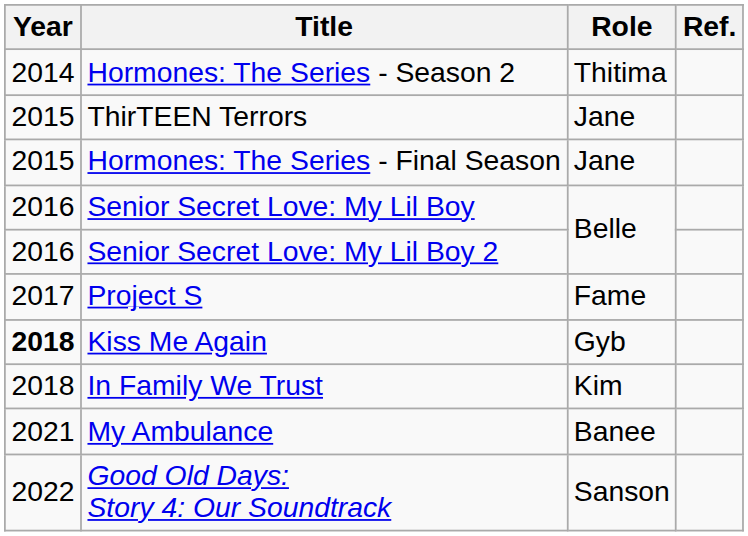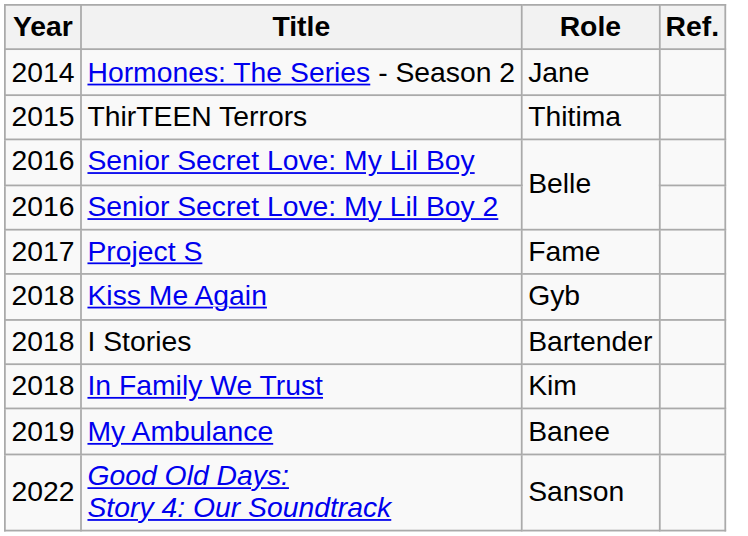(620, 71) Thitima -> (559, 71) Jane
(605, 116) Jane -> (575, 116) Thitima
- row: (324, 161)
(43, 341) bold -> (43, 296) normal
+ row: (139, 341)
(43, 431) 2021 -> (43, 431) 2019
